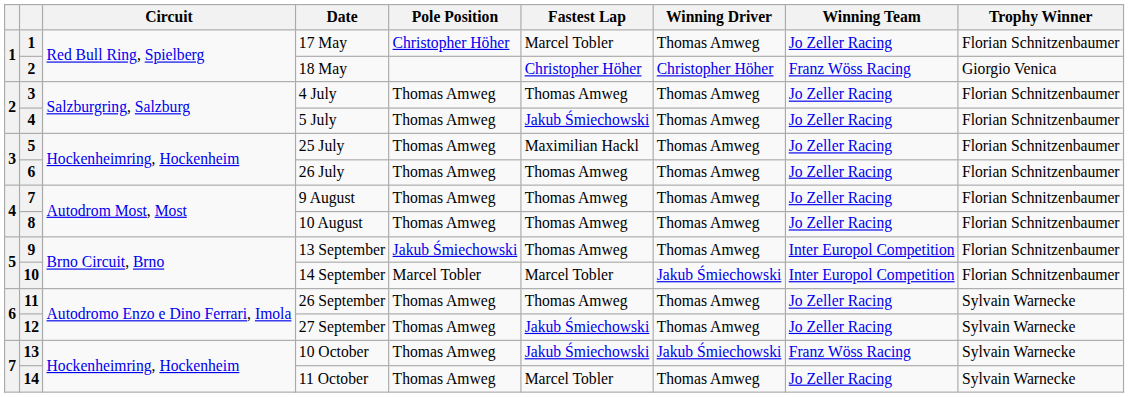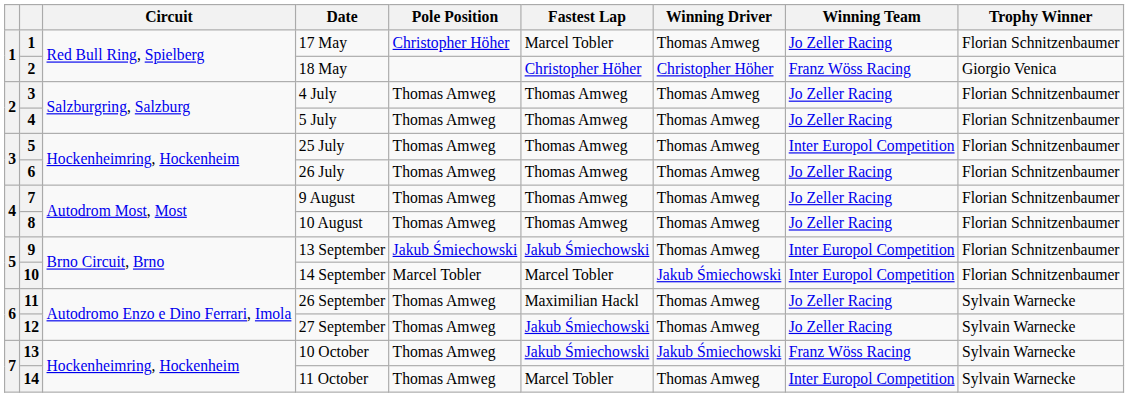(587, 120) Jakub Śmiechowski -> (576, 120) Thomas Amweg
(582, 146) Maximilian Hackl -> (576, 146) Thomas Amweg
(840, 146) Jo Zeller Racing -> (872, 146) Inter Europol Competition
(576, 249) Thomas Amweg -> (587, 249) Jakub Śmiechowski
(576, 300) Thomas Amweg -> (582, 300) Maximilian Hackl
(840, 378) Jo Zeller Racing -> (872, 378) Inter Europol Competition
